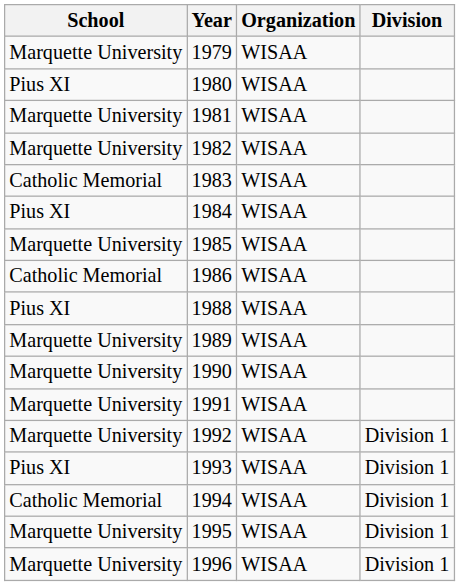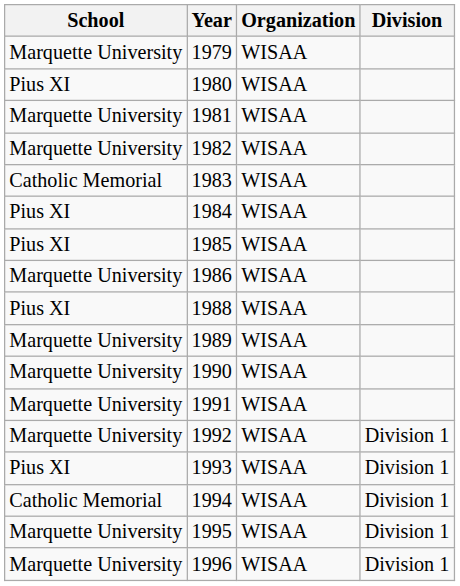(96, 244) Marquette University -> (40, 244) Pius XI
(86, 276) Catholic Memorial -> (96, 276) Marquette University
